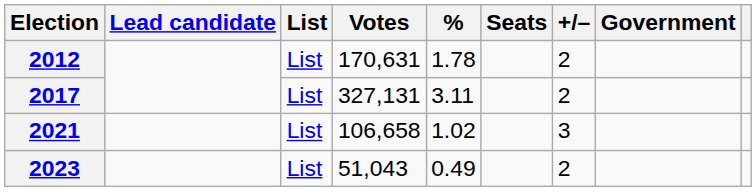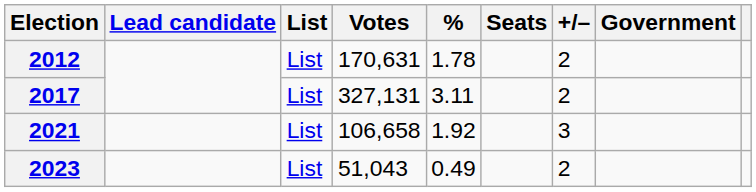(453, 131) 1.02 -> (453, 131) 1.92
